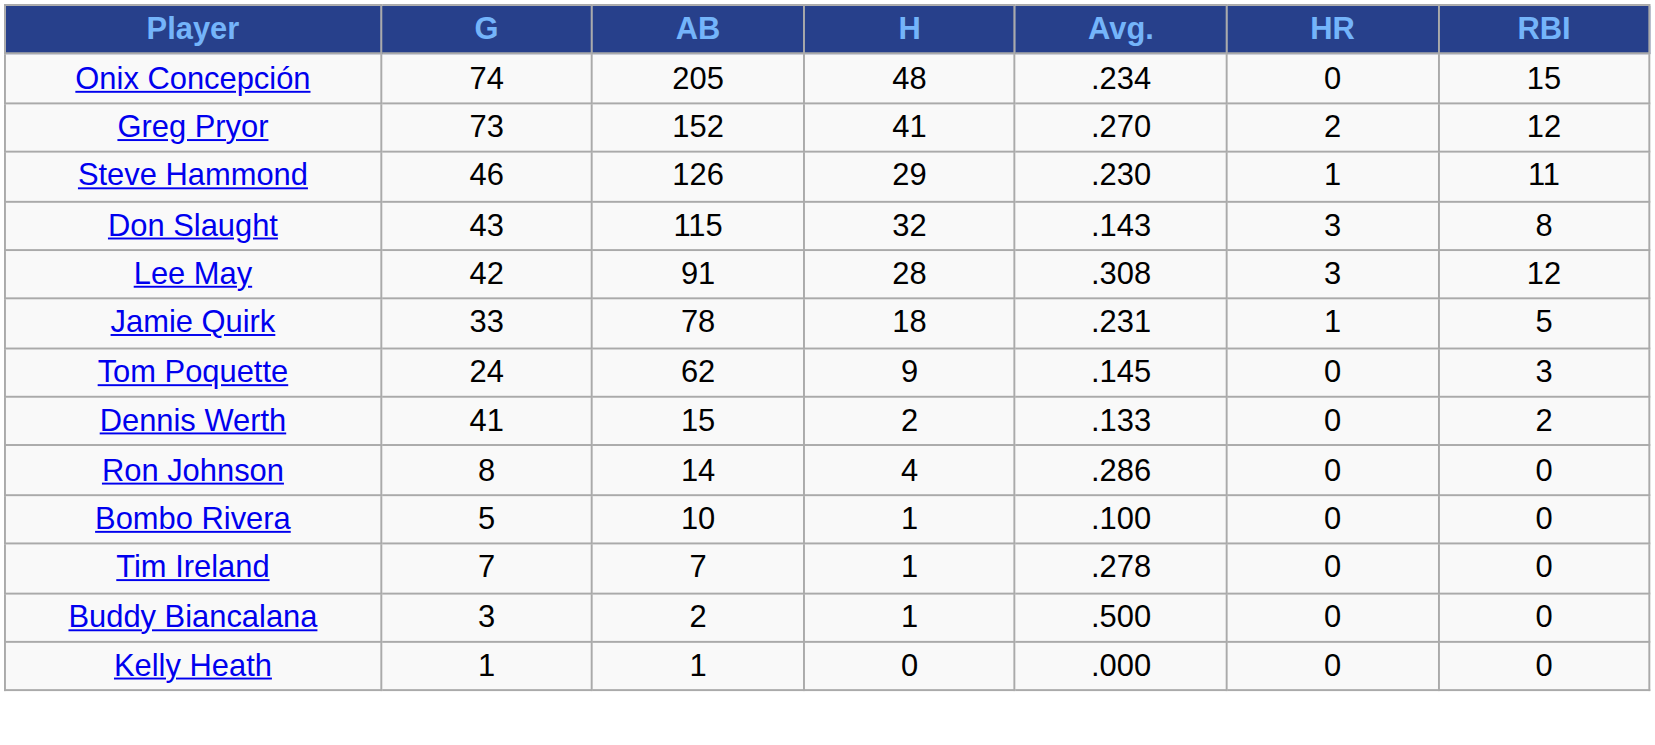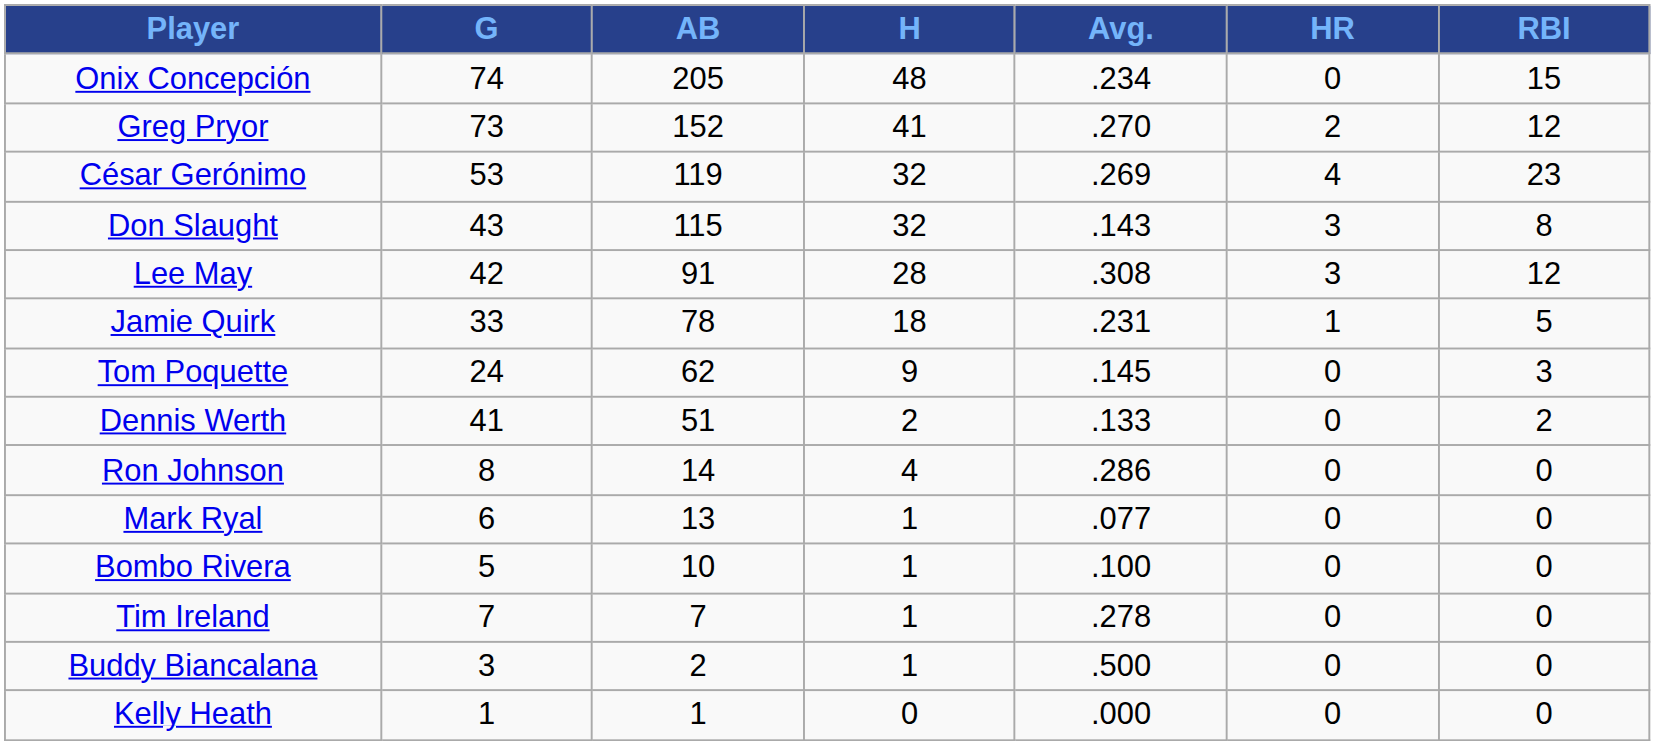- row: (193, 175)
+ row: (193, 175)
(698, 420) 15 -> (698, 420) 51
+ row: (193, 518)
